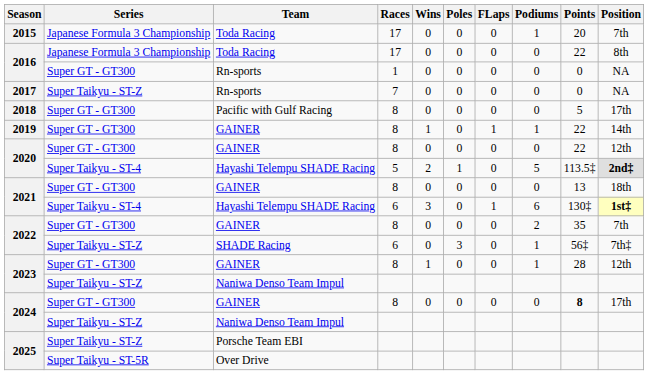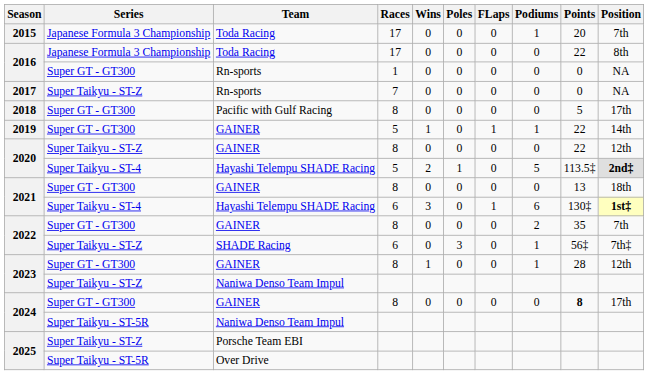(395, 129) 8 -> (395, 129) 5
(91, 149) Super GT - GT300 -> (95, 149) Super Taikyu - ST-Z
(95, 322) Super Taikyu - ST-Z -> (98, 322) Super Taikyu - ST-5R
